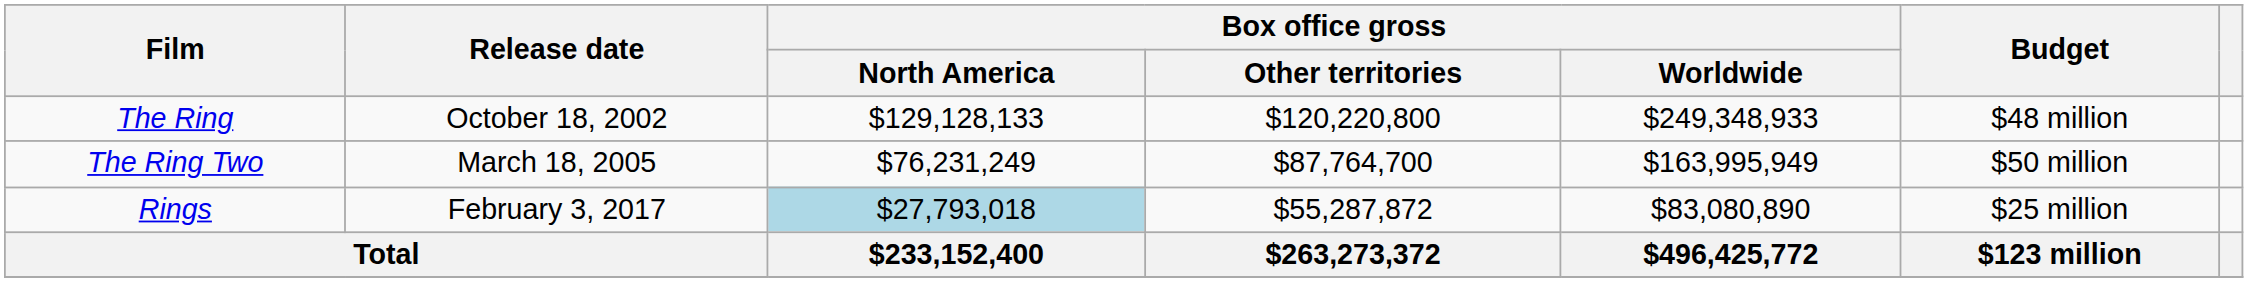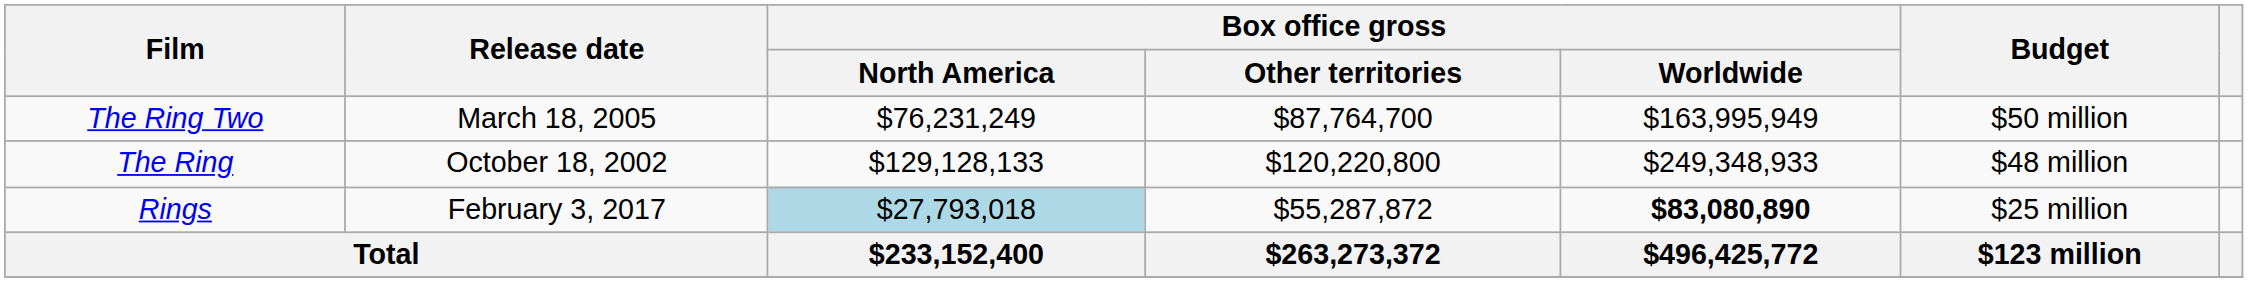rows swapped: (175, 118) <-> (175, 163)
(1731, 208) normal -> (1731, 208) bold
